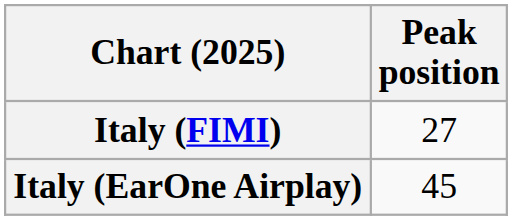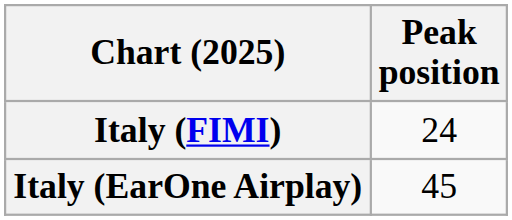(439, 129) 27 -> (439, 129) 24
